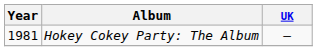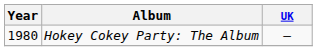(23, 36) 1981 -> (23, 36) 1980
